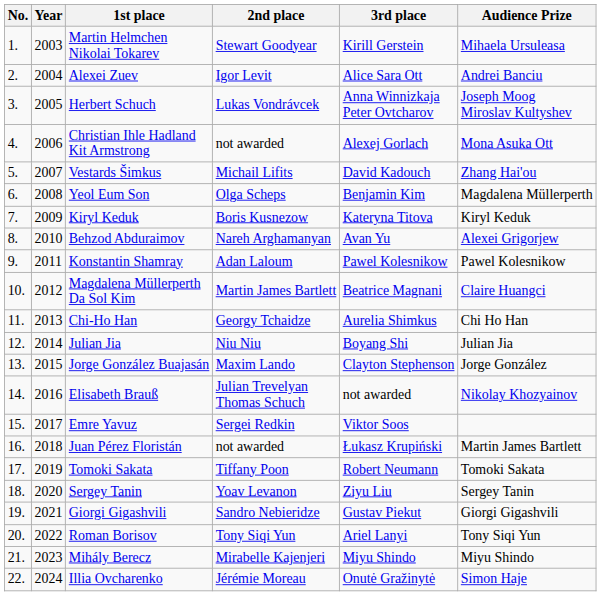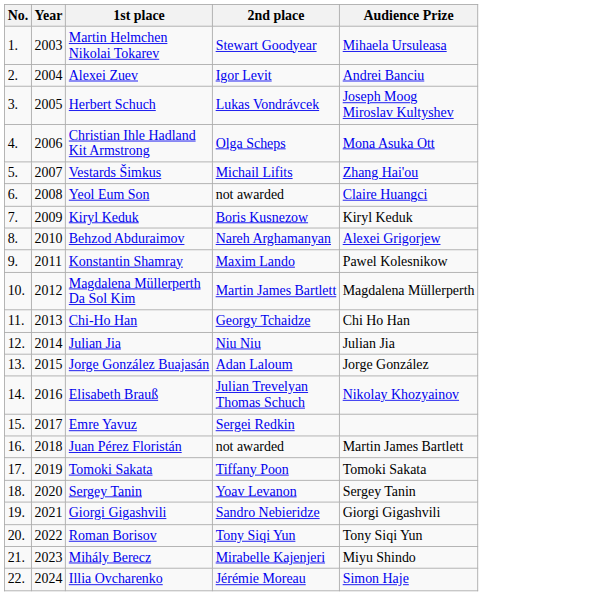- column: (399, 15)
(250, 142) not awarded -> (251, 142) Olga Scheps
(251, 194) Olga Scheps -> (250, 194) not awarded
(527, 194) Magdalena Müllerperth -> (385, 194) Claire Huangci
(254, 261) Adan Laloum -> (255, 261) Maxim Lando
(503, 291) Claire Huangci -> (409, 291) Magdalena Müllerperth
(255, 365) Maxim Lando -> (254, 365) Adan Laloum
